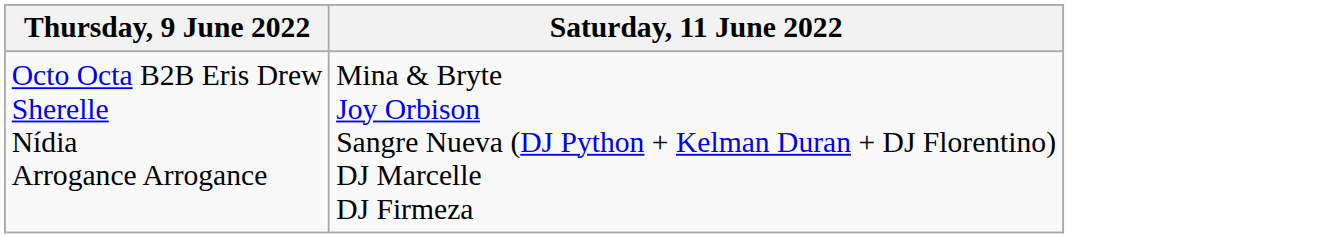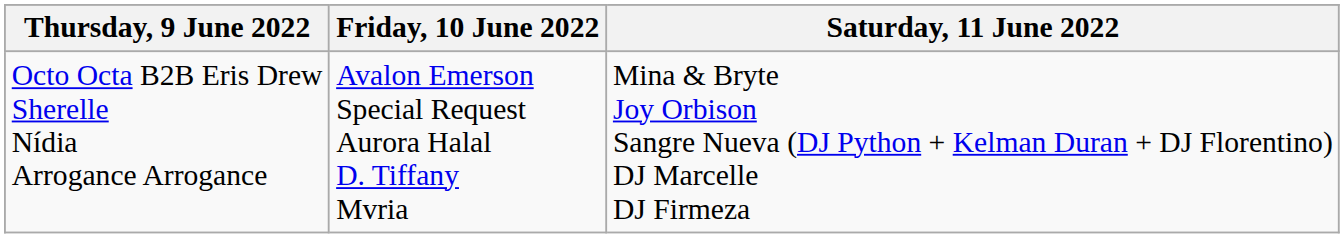+ column: (468, 27)
